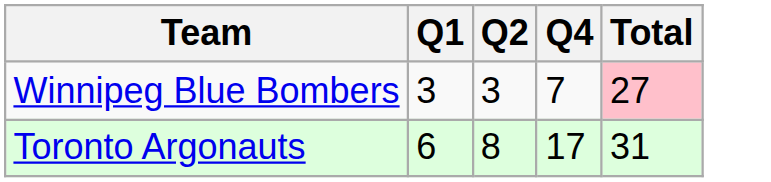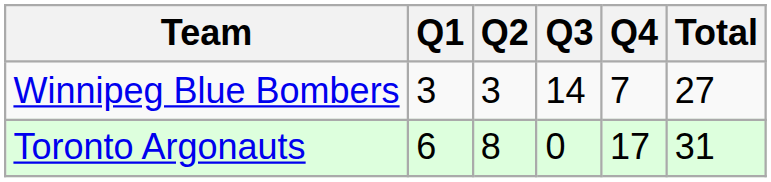+ column: (569, 33)
(630, 90) pink background -> (695, 90) no background
